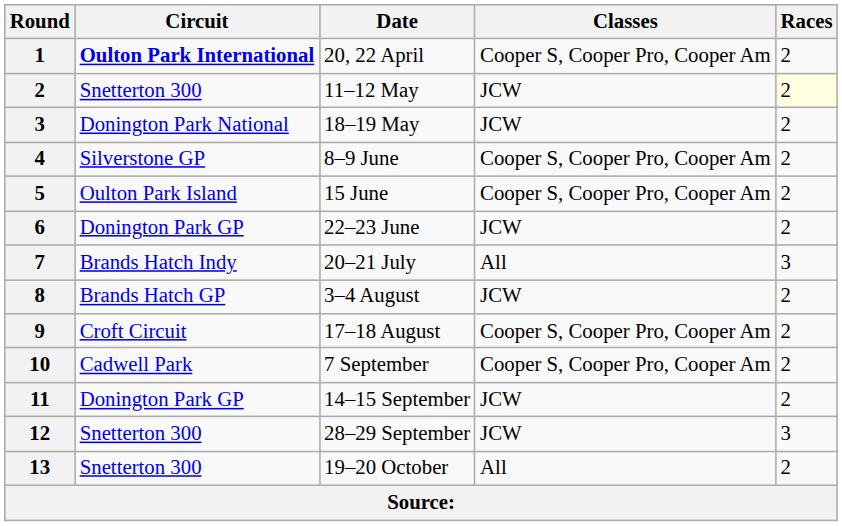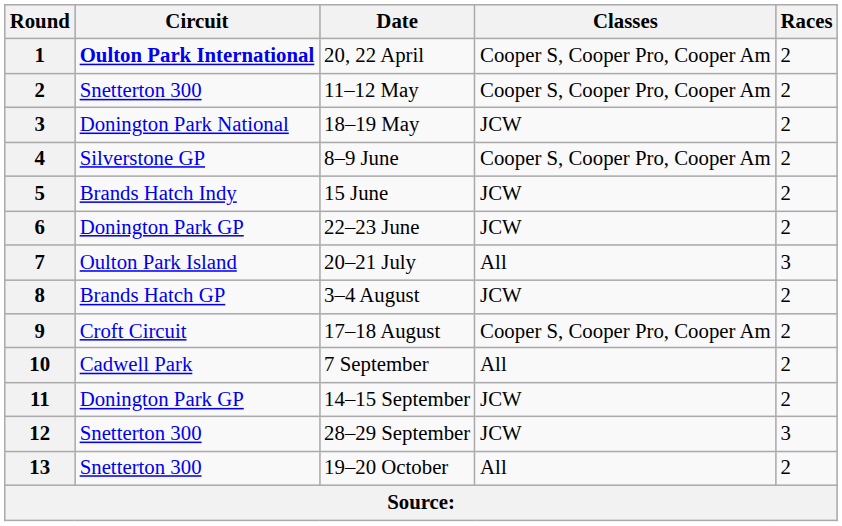(501, 89) JCW -> (625, 89) Cooper S, Cooper Pro, Cooper Am
(786, 89) lightyellow background -> (786, 89) no background
(158, 192) Oulton Park Island -> (158, 192) Brands Hatch Indy
(625, 192) Cooper S, Cooper Pro, Cooper Am -> (501, 192) JCW
(158, 261) Brands Hatch Indy -> (158, 261) Oulton Park Island
(625, 364) Cooper S, Cooper Pro, Cooper Am -> (493, 364) All
